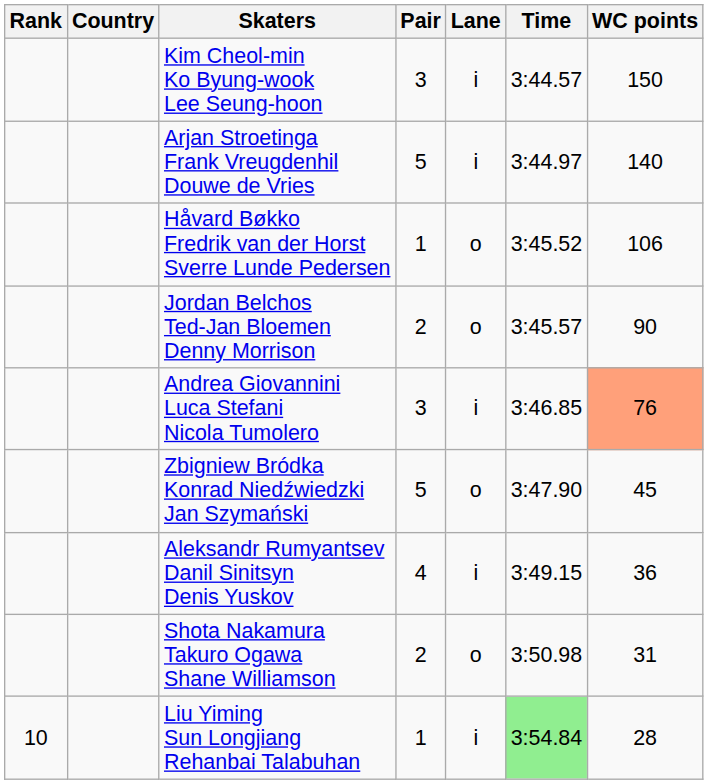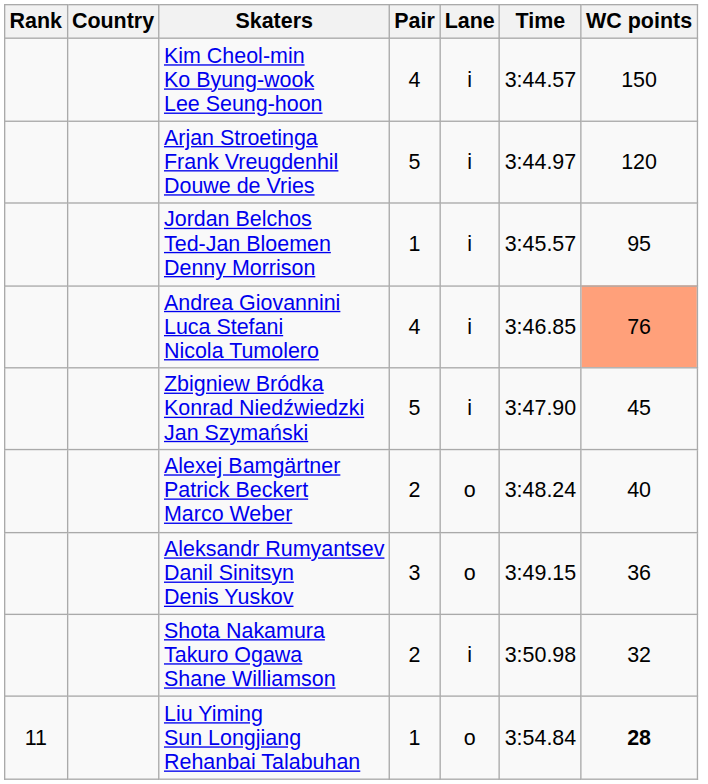(421, 79) 3 -> (415, 79) 4
(645, 161) 140 -> (639, 161) 120
- row: (277, 244)
(421, 326) 2 -> (415, 244) 1
(476, 326) o -> (470, 244) i
(645, 326) 90 -> (639, 244) 95
(421, 408) 3 -> (415, 326) 4
(476, 490) o -> (470, 408) i
+ row: (252, 490)
(421, 573) 4 -> (415, 573) 3
(476, 573) i -> (470, 573) o
(476, 655) o -> (470, 655) i
(645, 655) 31 -> (639, 655) 32
(36, 737) 10 -> (36, 737) 11
(476, 737) i -> (470, 737) o
(546, 737) lightgreen background -> (540, 737) no background
(645, 737) normal -> (639, 737) bold
